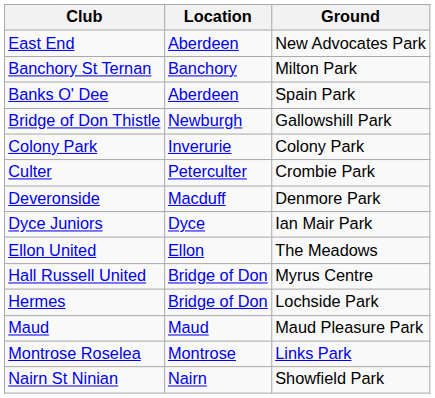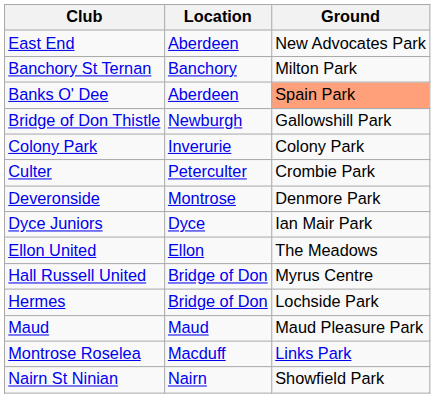(315, 95) no background -> (315, 95) lightsalmon background
(197, 198) Macduff -> (202, 198) Montrose
(202, 353) Montrose -> (197, 353) Macduff
